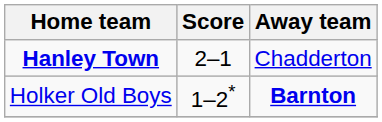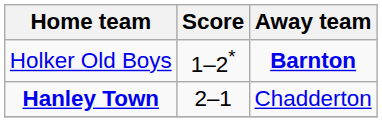rows swapped: (91, 57) <-> (91, 96)
